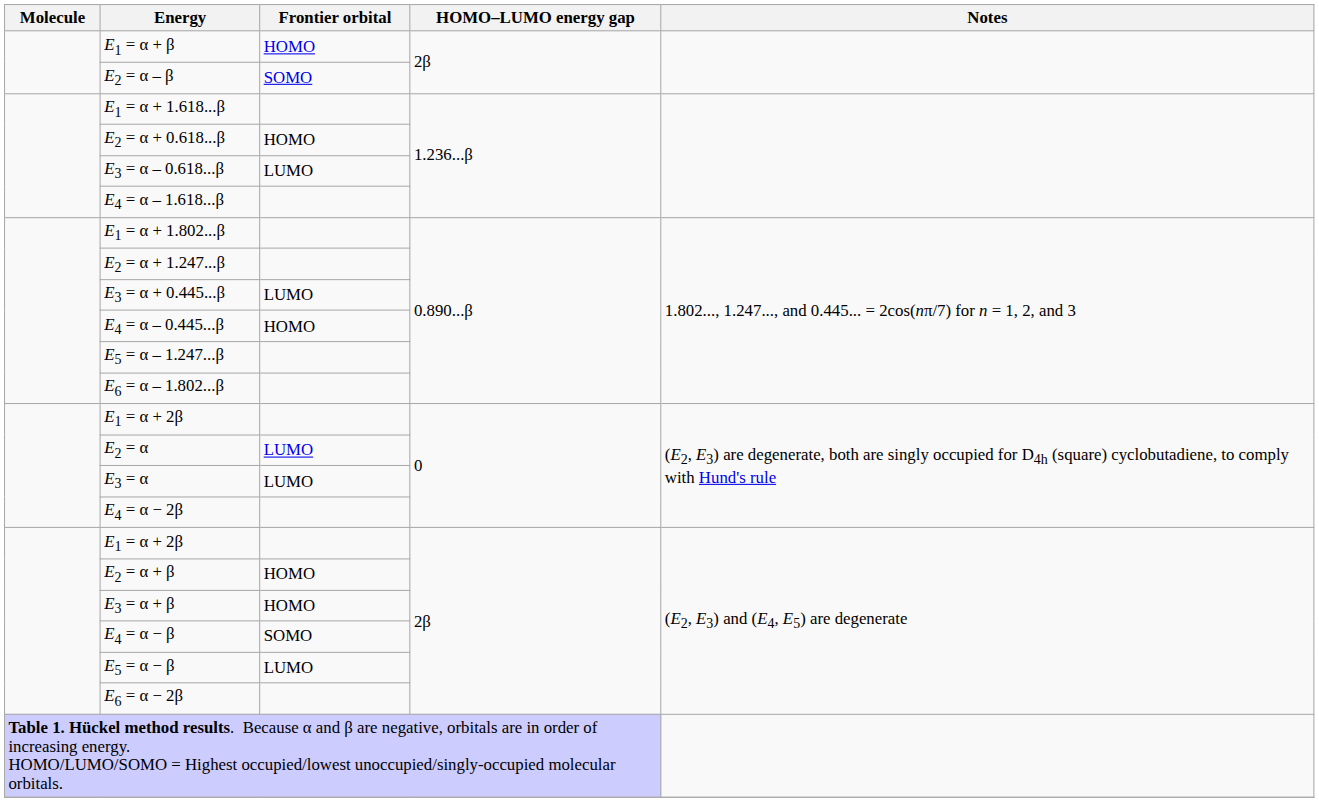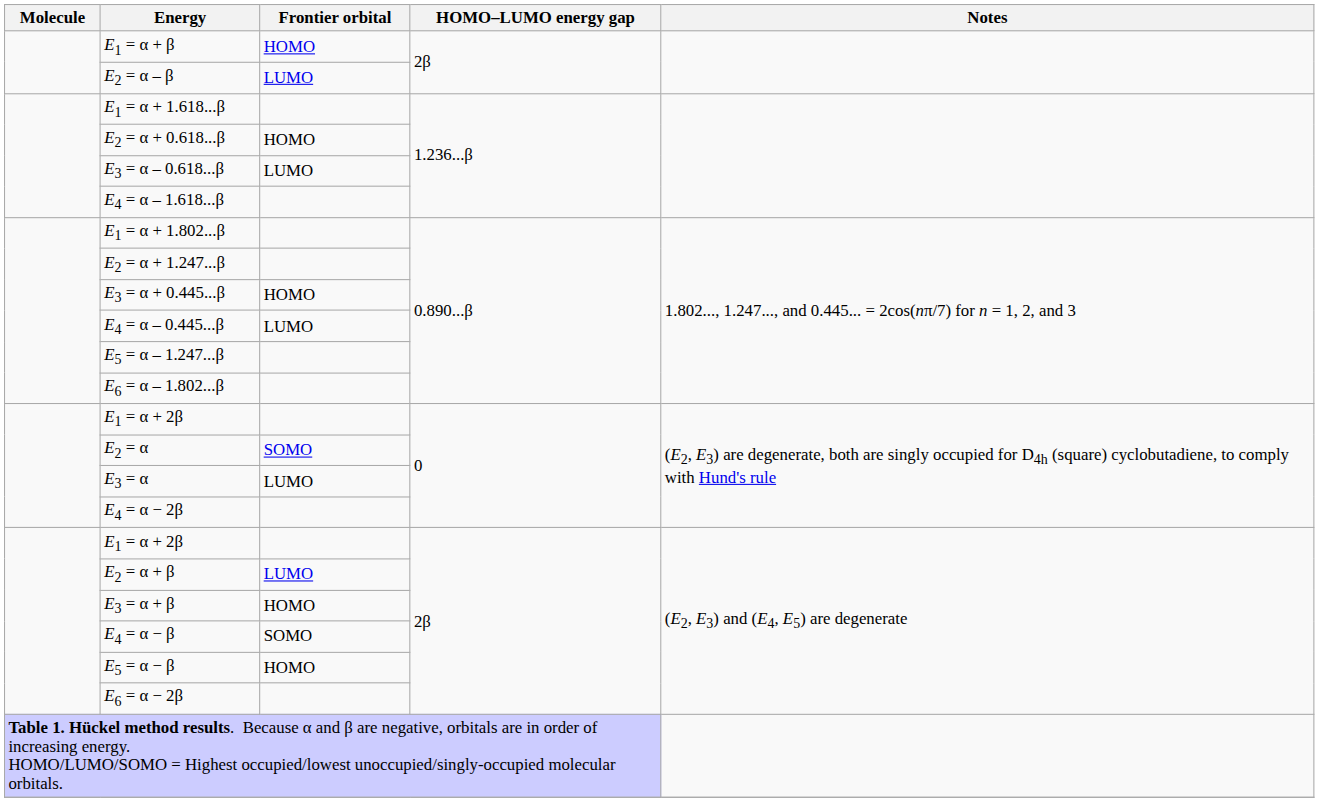(288, 77) SOMO -> (288, 77) LUMO
(288, 294) LUMO -> (289, 294) HOMO
(289, 326) HOMO -> (288, 326) LUMO
(288, 450) LUMO -> (288, 450) SOMO
(289, 574) HOMO -> (288, 574) LUMO
(288, 667) LUMO -> (289, 667) HOMO
